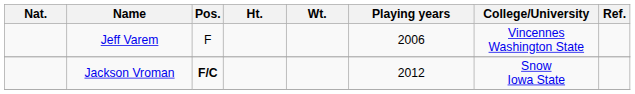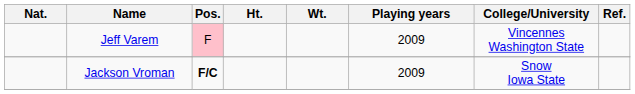(208, 40) no background -> (208, 40) pink background
(411, 40) 2006 -> (411, 40) 2009
(411, 73) 2012 -> (411, 73) 2009
